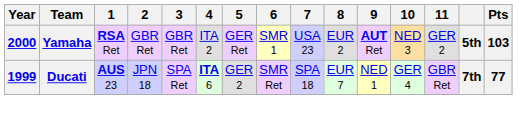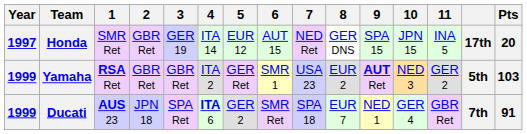+ row: (67, 43)
(22, 43) 2000 -> (22, 78) 1999
(498, 78) 77 -> (508, 113) 91
